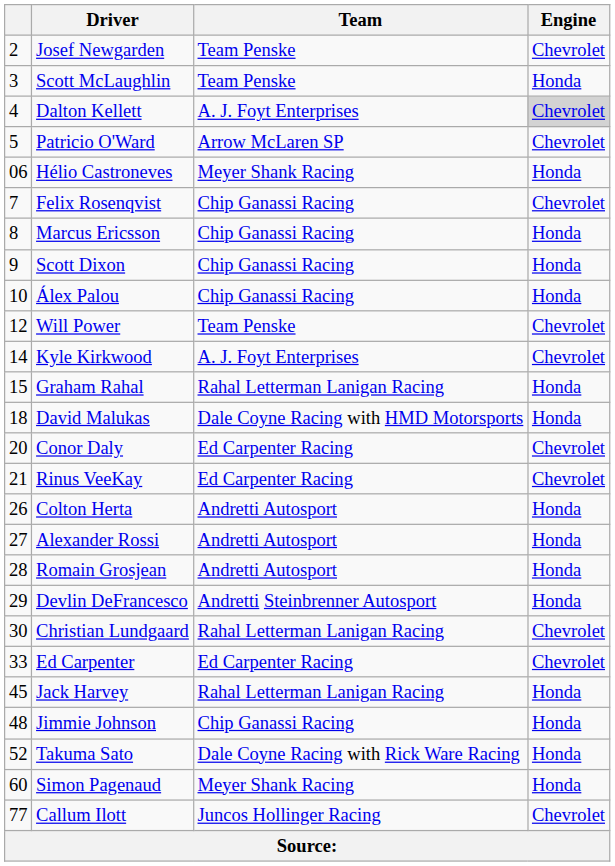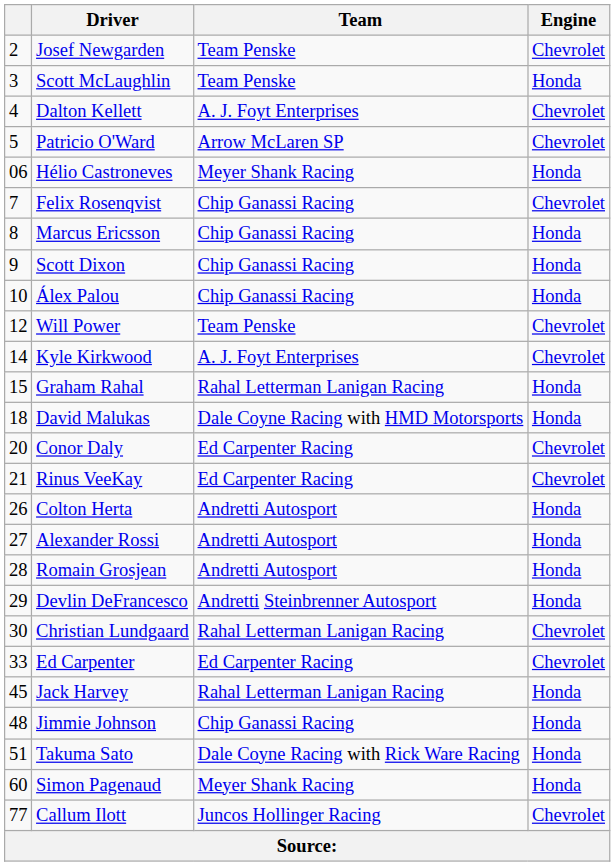(568, 111) lightgrey background -> (568, 111) no background
(18, 753) 52 -> (18, 753) 51
